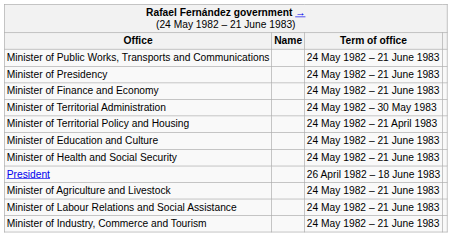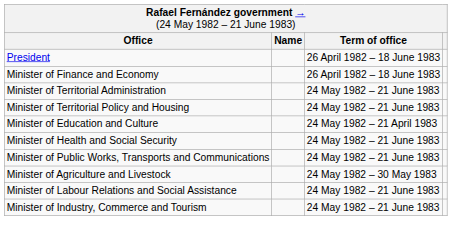rows swapped: (28, 173) <-> (138, 57)
- row: (57, 74)
(373, 90) 24 May 1982 – 21 June 1983 -> (373, 74) 26 April 1982 – 18 June 1983
(372, 107) 24 May 1982 – 30 May 1983 -> (373, 90) 24 May 1982 – 21 June 1983
(372, 123) 24 May 1982 – 21 April 1983 -> (373, 107) 24 May 1982 – 21 June 1983
(373, 140) 24 May 1982 – 21 June 1983 -> (372, 123) 24 May 1982 – 21 April 1983
(373, 190) 24 May 1982 – 21 June 1983 -> (372, 173) 24 May 1982 – 30 May 1983
